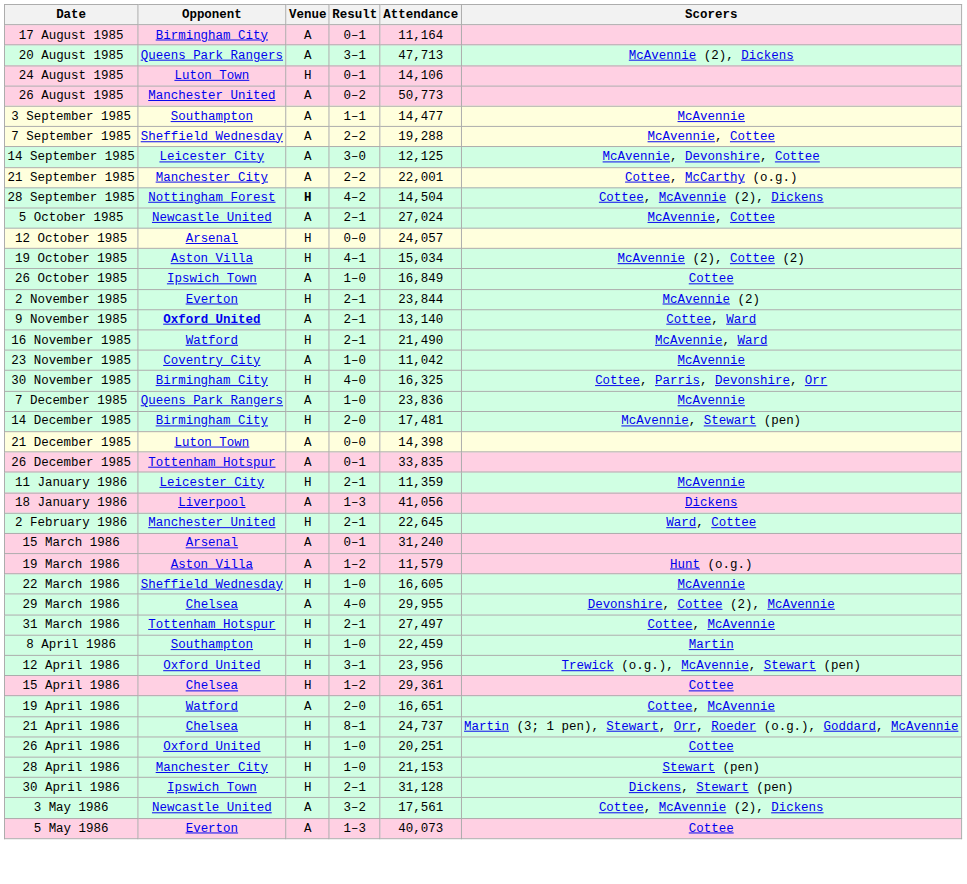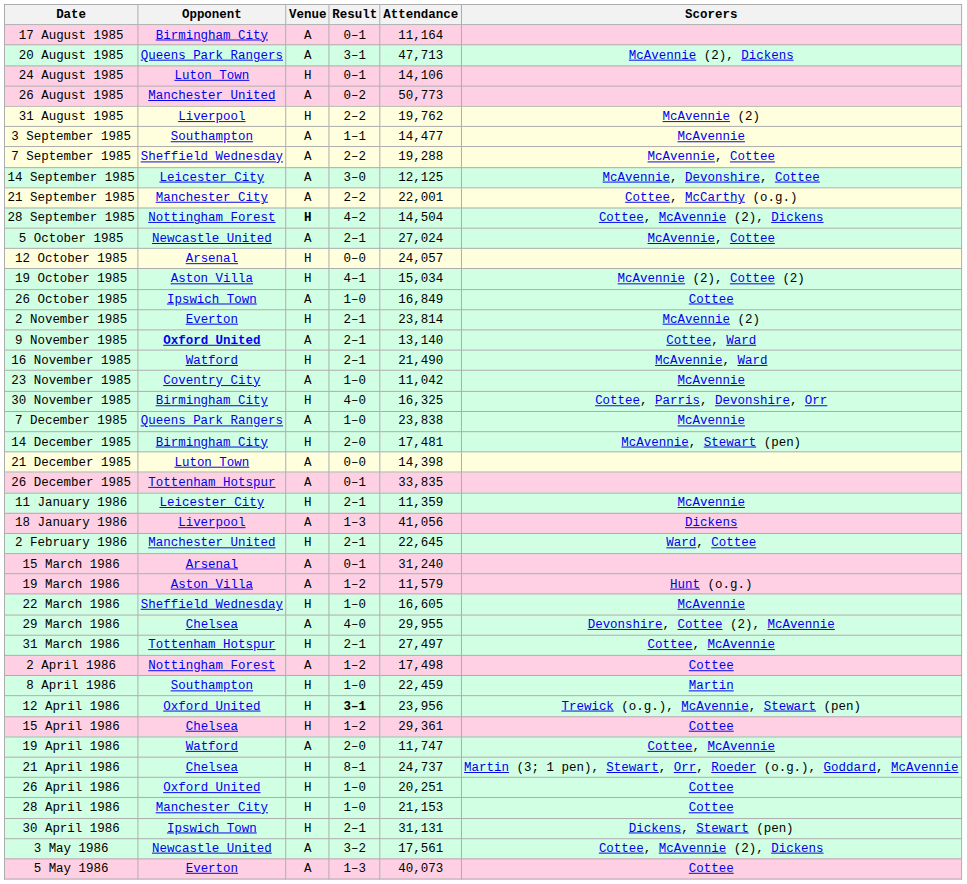+ row: (71, 116)
(421, 299) 23,844 -> (421, 320) 23,814
(421, 401) 23,836 -> (421, 421) 23,838
+ row: (71, 666)
(355, 666) normal -> (355, 706) bold
(421, 706) 16,651 -> (421, 747) 11,747
(711, 767) Stewart (pen) -> (711, 808) Cottee
(421, 788) 31,128 -> (421, 828) 31,131
